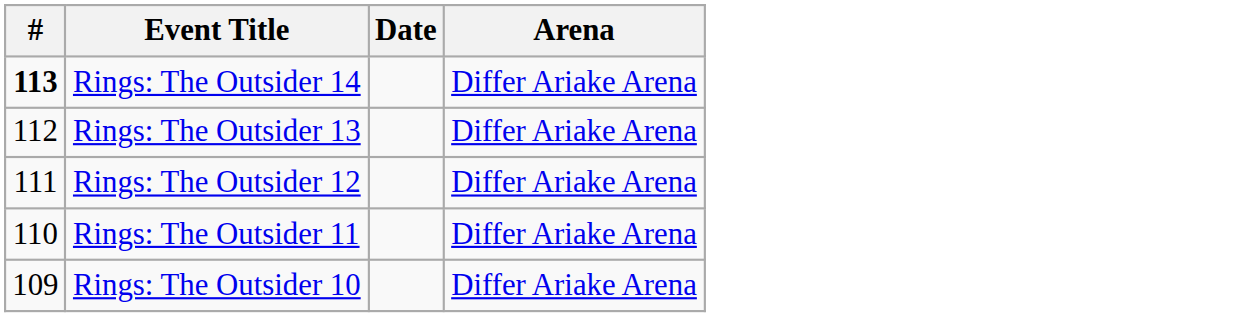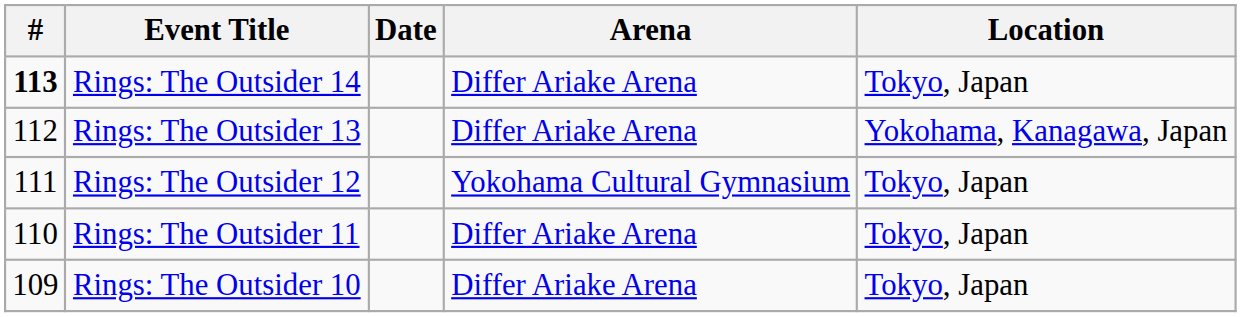+ column: (1046, 30)
(574, 182) Differ Ariake Arena -> (651, 182) Yokohama Cultural Gymnasium
